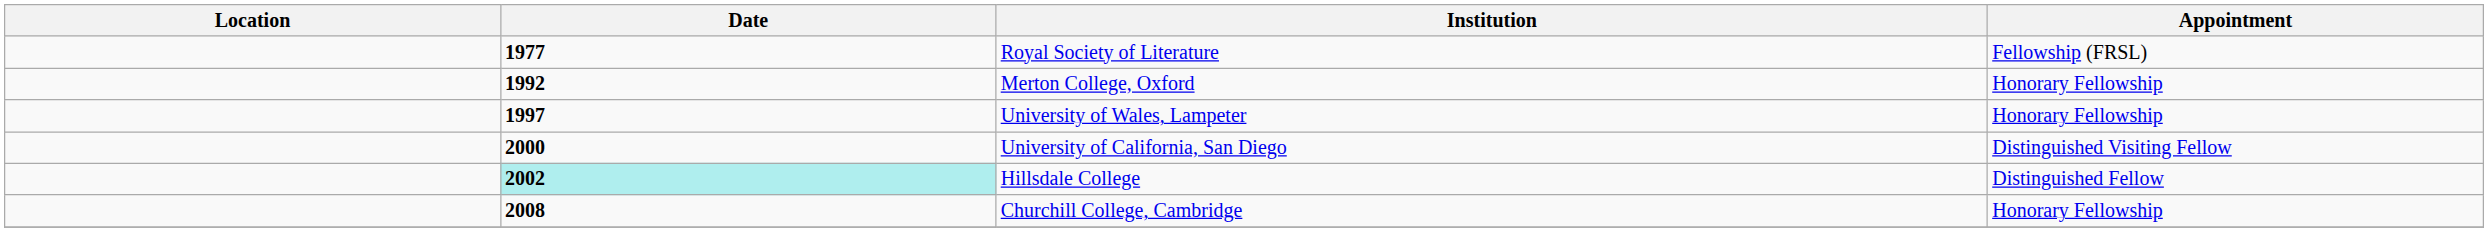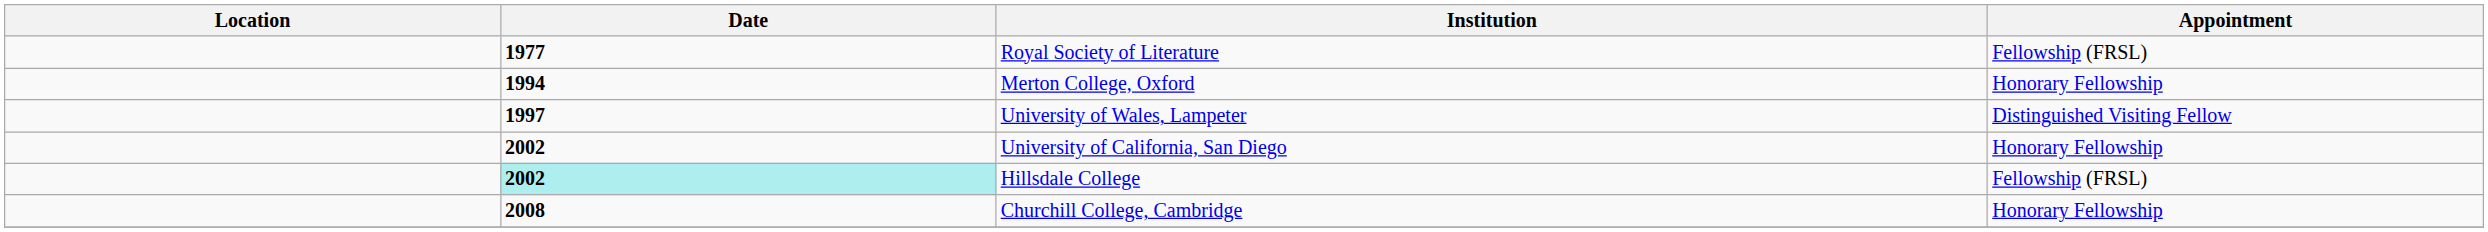(525, 83) 1992 -> (525, 83) 1994
(2077, 115) Honorary Fellowship -> (2112, 115) Distinguished Visiting Fellow
(525, 147) 2000 -> (525, 147) 2002
(2112, 147) Distinguished Visiting Fellow -> (2077, 147) Honorary Fellowship
(2078, 178) Distinguished Fellow -> (2070, 178) Fellowship (FRSL)
